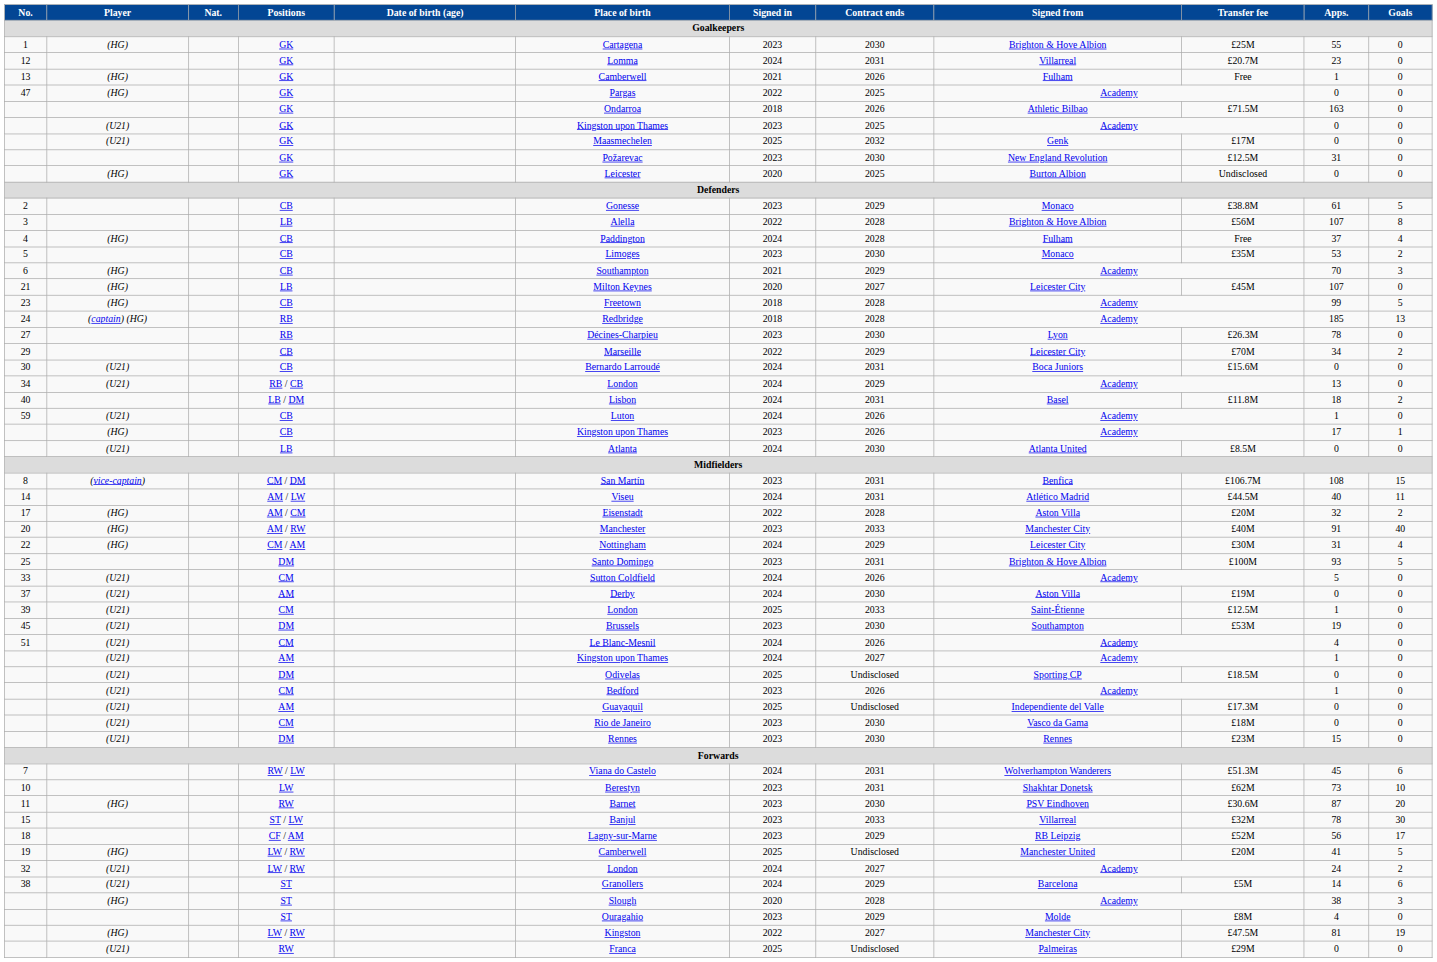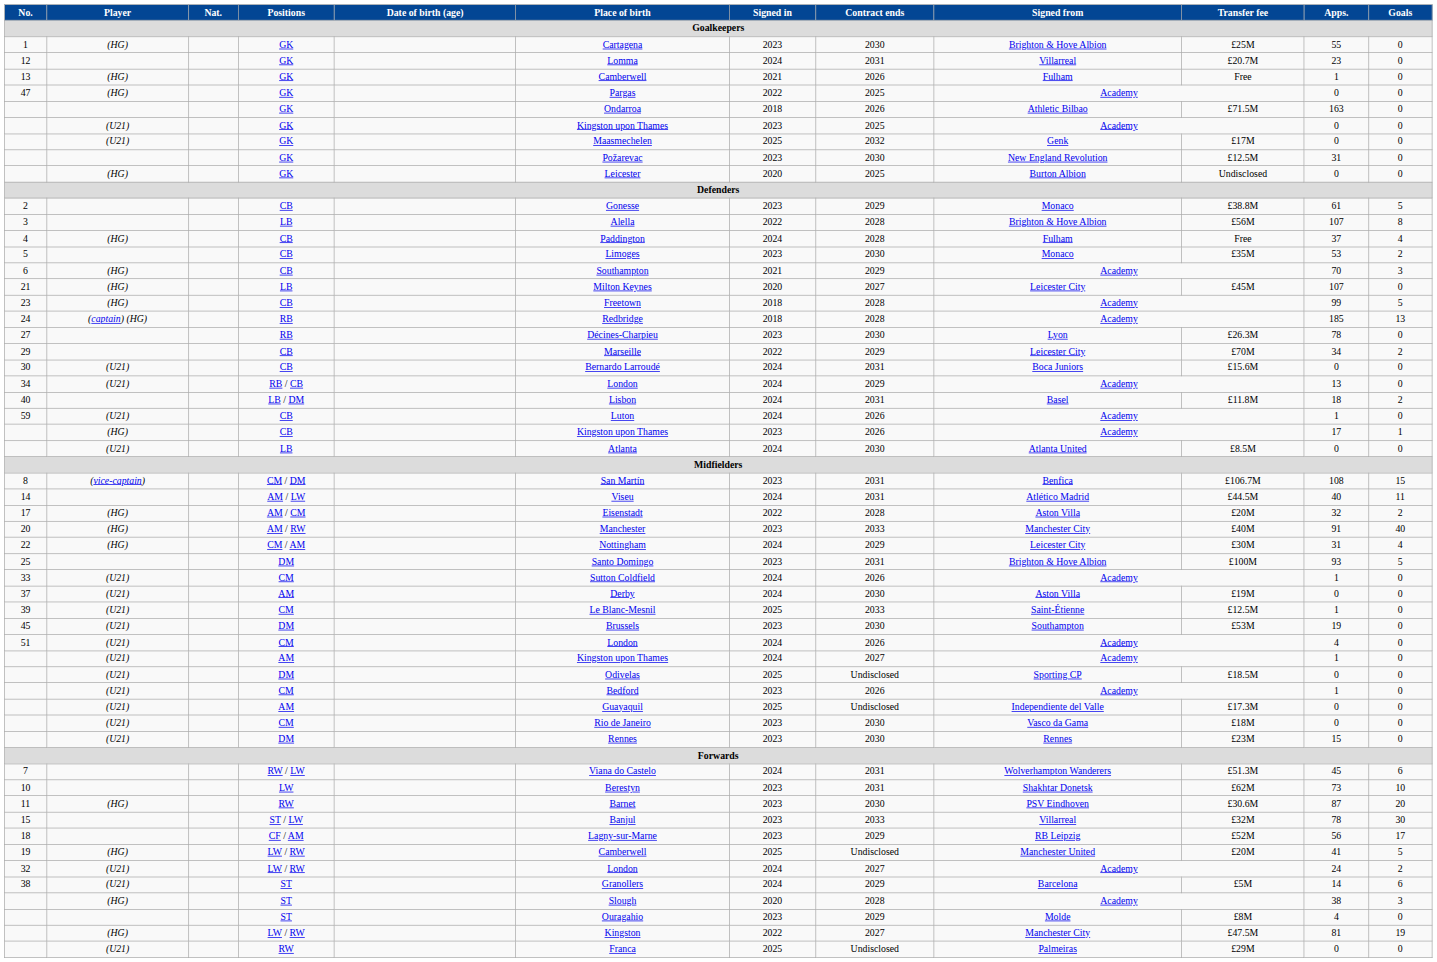(1336, 577) 5 -> (1336, 577) 1
(623, 609) London -> (623, 609) Le Blanc-Mesnil
(623, 642) Le Blanc-Mesnil -> (623, 642) London
